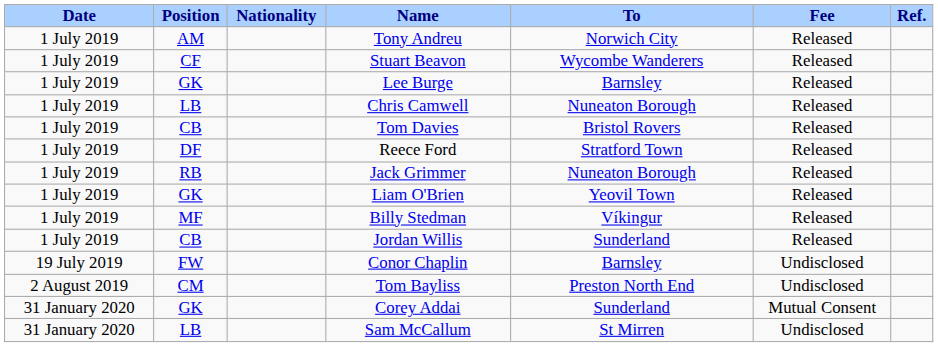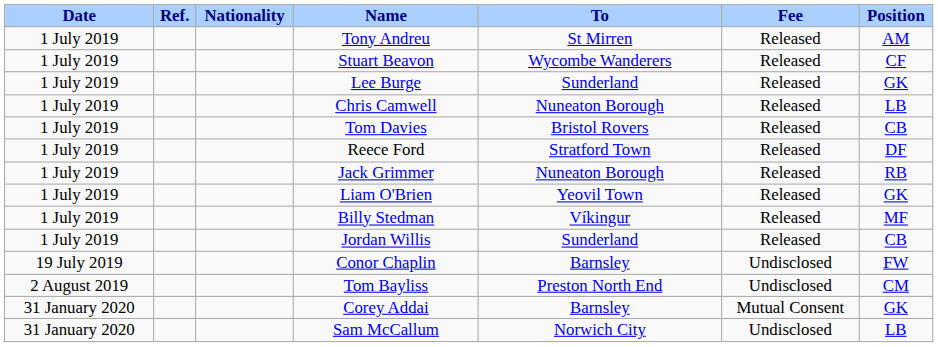columns swapped: (191, 15) <-> (912, 15)
(632, 38) Norwich City -> (600, 38) St Mirren
(632, 83) Barnsley -> (600, 83) Sunderland
(632, 307) Sunderland -> (600, 307) Barnsley
(632, 329) St Mirren -> (600, 329) Norwich City
